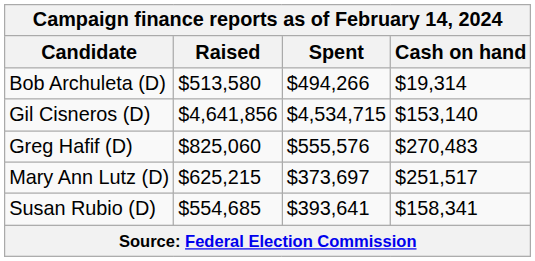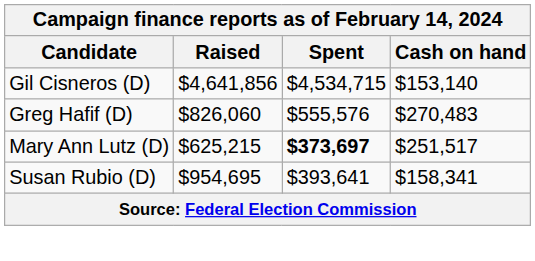- row: (87, 83)
(220, 146) $825,060 -> (220, 114) $826,060
(328, 177) normal -> (328, 146) bold
(220, 209) $554,685 -> (220, 177) $954,695
